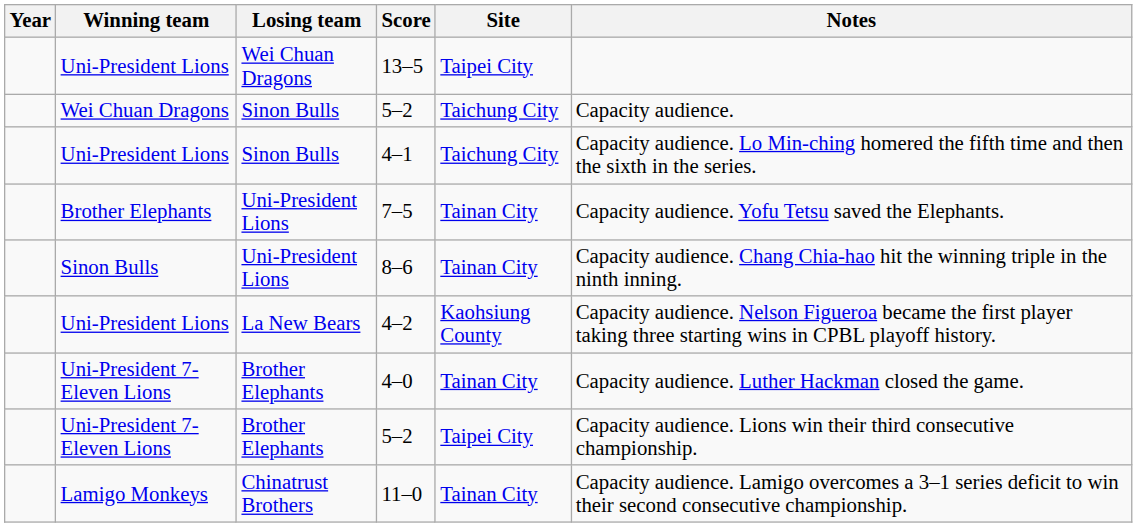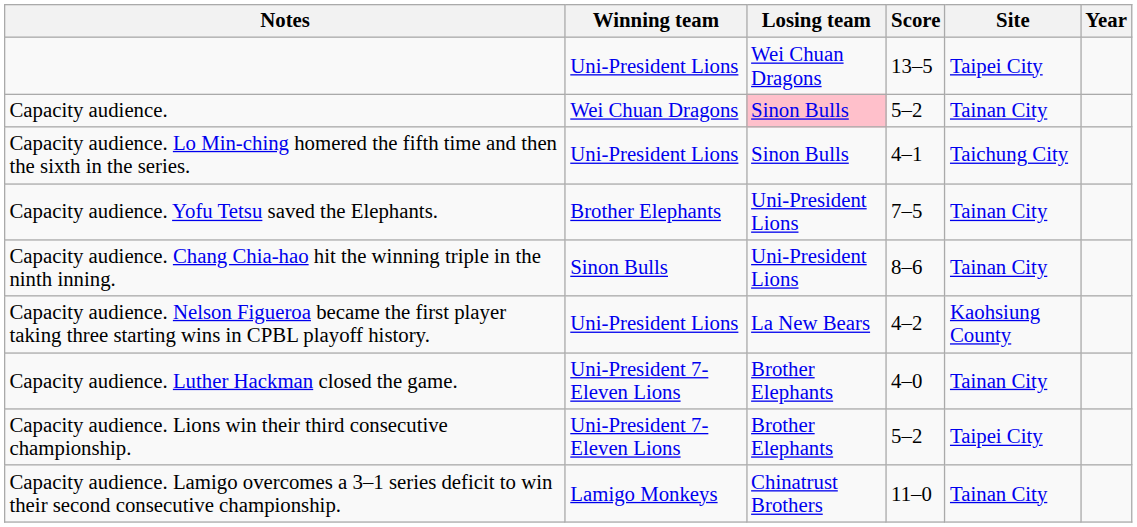columns swapped: (30, 20) <-> (851, 20)
(290, 110) no background -> (800, 110) pink background
(499, 110) Taichung City -> (999, 110) Tainan City
